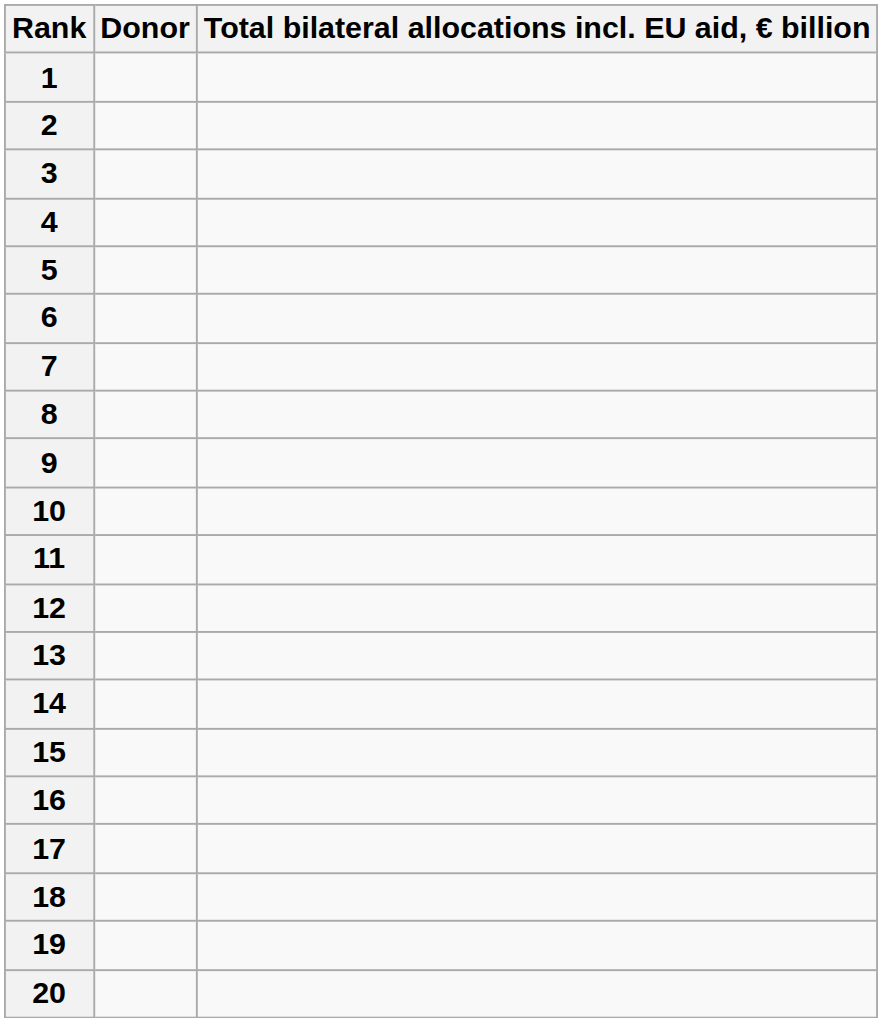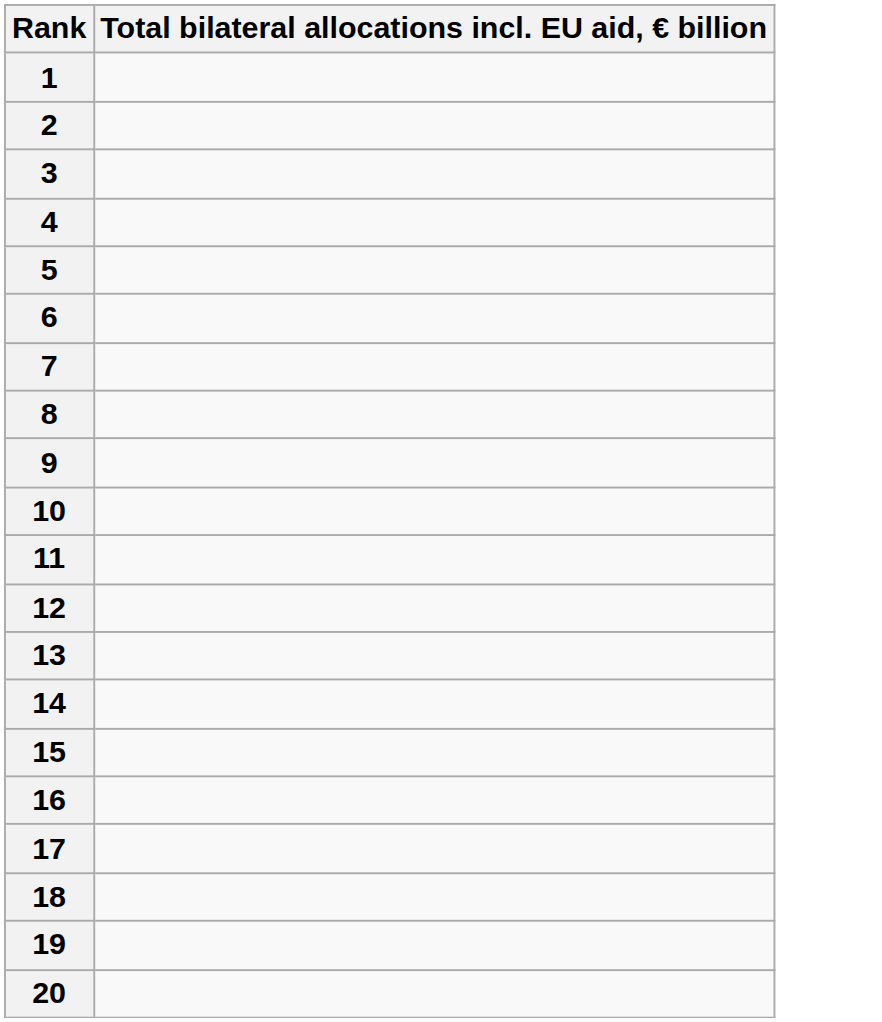- column: (145, 28)
